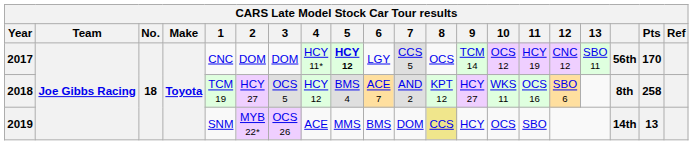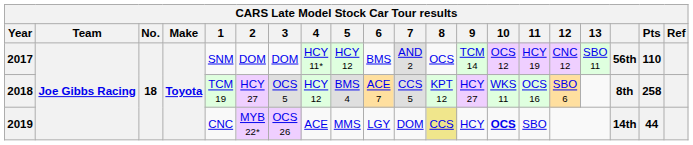(221, 59) CNC -> (221, 59) SNM
(347, 59) bold -> (347, 58) normal
(379, 59) LGY -> (379, 59) BMS
(410, 58) CCS 5 -> (410, 58) AND 2
(652, 59) 170 -> (652, 59) 110
(410, 91) AND 2 -> (410, 91) CCS 5
(221, 124) SNM -> (221, 124) CNC
(379, 124) BMS -> (379, 124) LGY
(503, 124) normal -> (503, 124) bold
(652, 124) 13 -> (652, 124) 44
